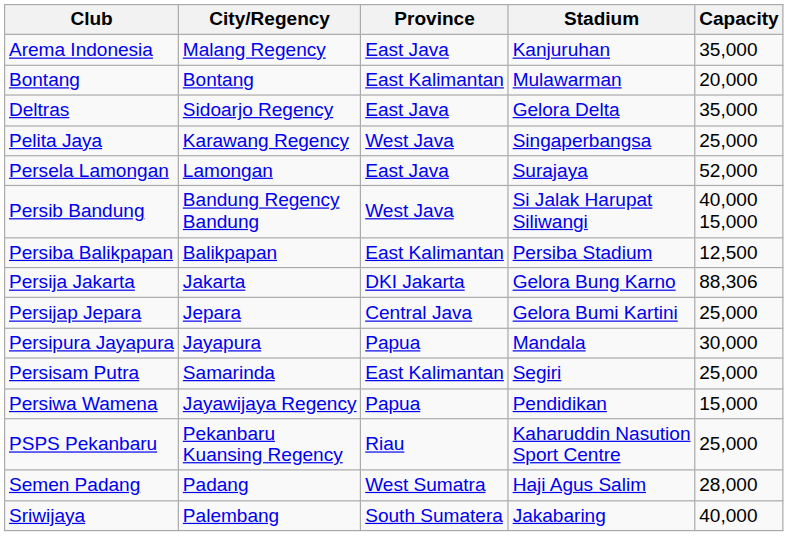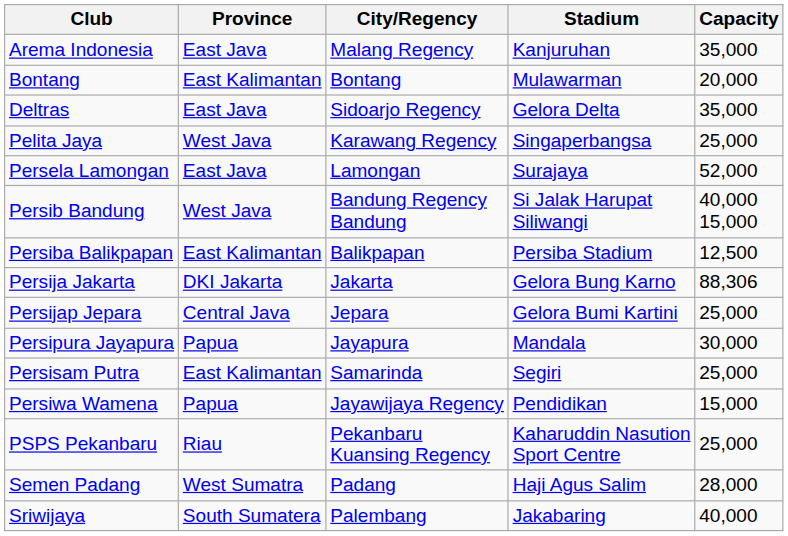columns swapped: (270, 19) <-> (435, 19)
